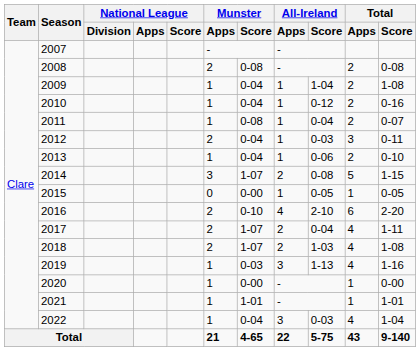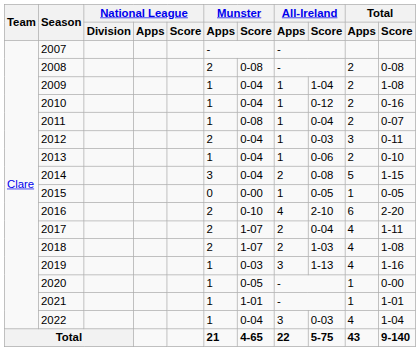(252, 175) 1-07 -> (252, 175) 0-04
(252, 283) 0-00 -> (252, 283) 0-05
